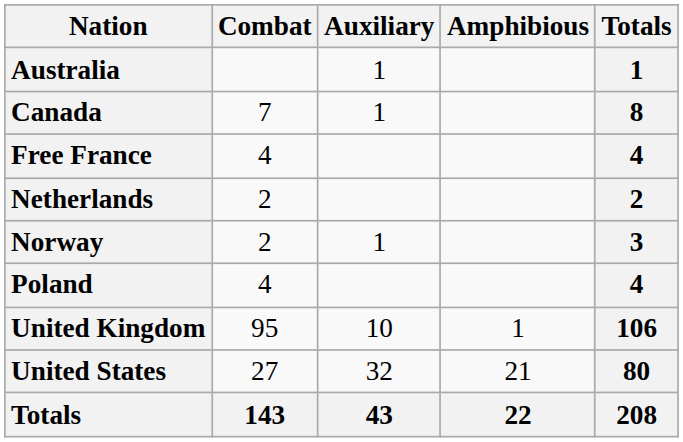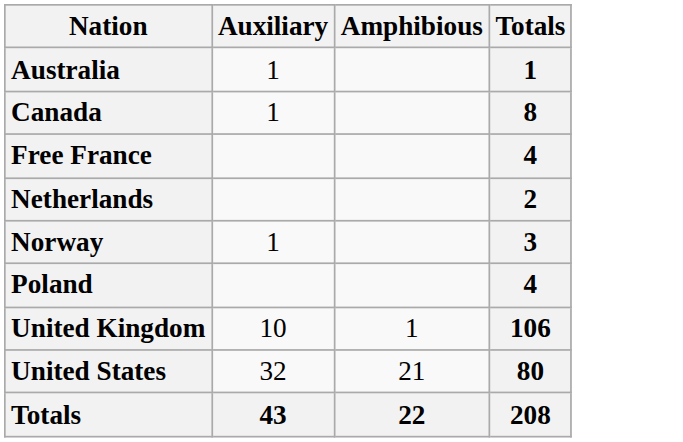- column: (265, 26)
